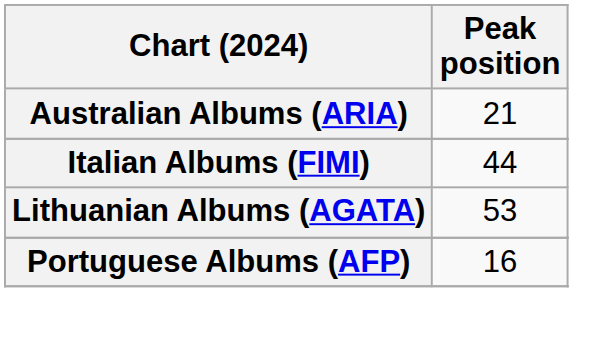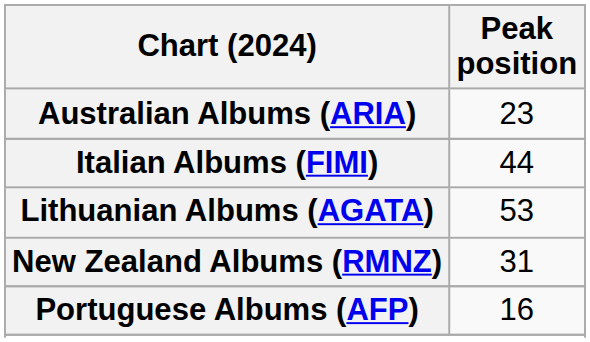(500, 113) 21 -> (517, 113) 23
+ row: (227, 260)
